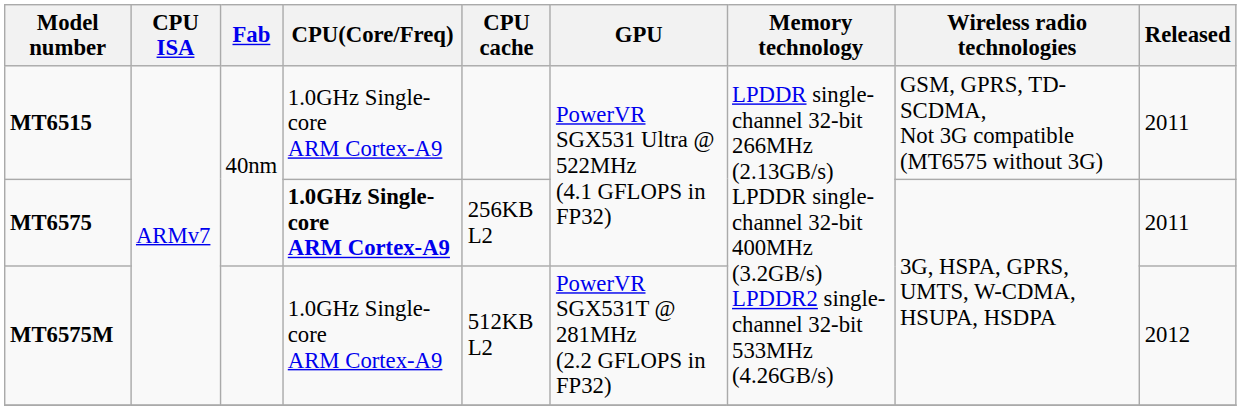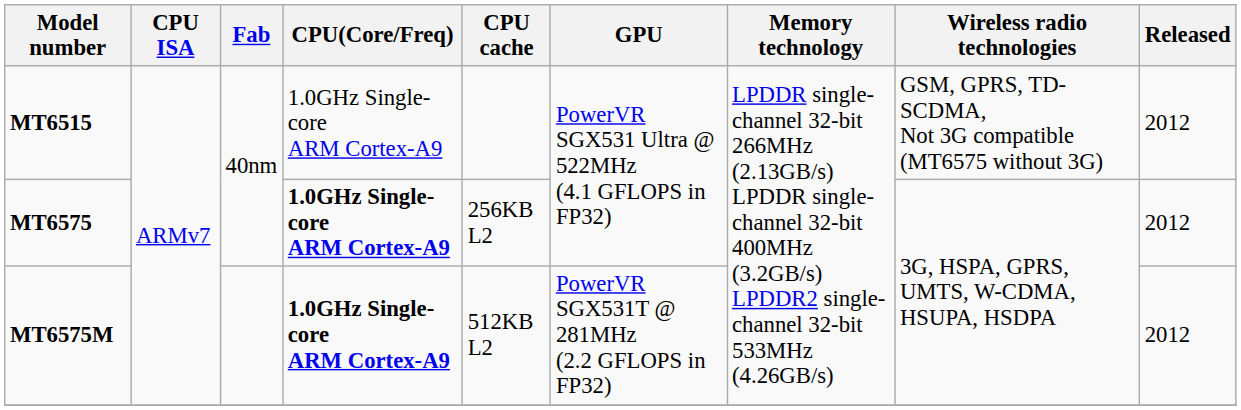(1167, 122) 2011 -> (1167, 122) 2012
(1167, 222) 2011 -> (1167, 222) 2012
(365, 335) normal -> (369, 335) bold
